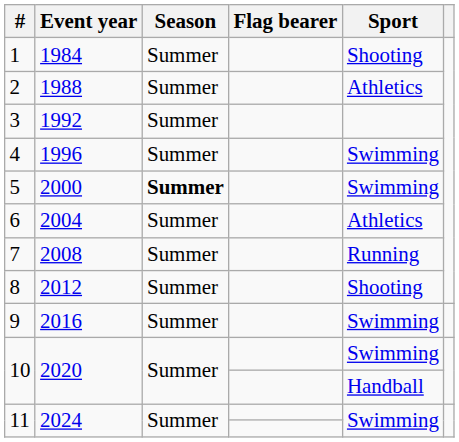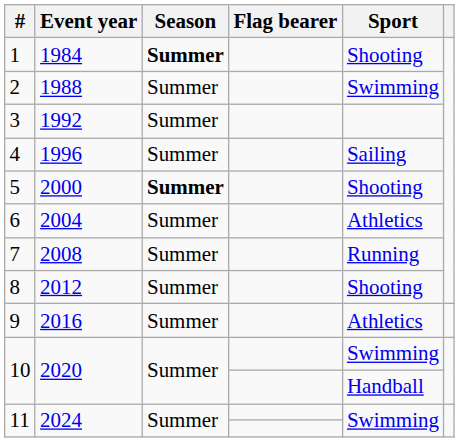(182, 54) normal -> (185, 54) bold
(385, 87) Athletics -> (393, 87) Swimming
(393, 154) Swimming -> (377, 154) Sailing
(393, 187) Swimming -> (385, 187) Shooting
(393, 320) Swimming -> (385, 320) Athletics
